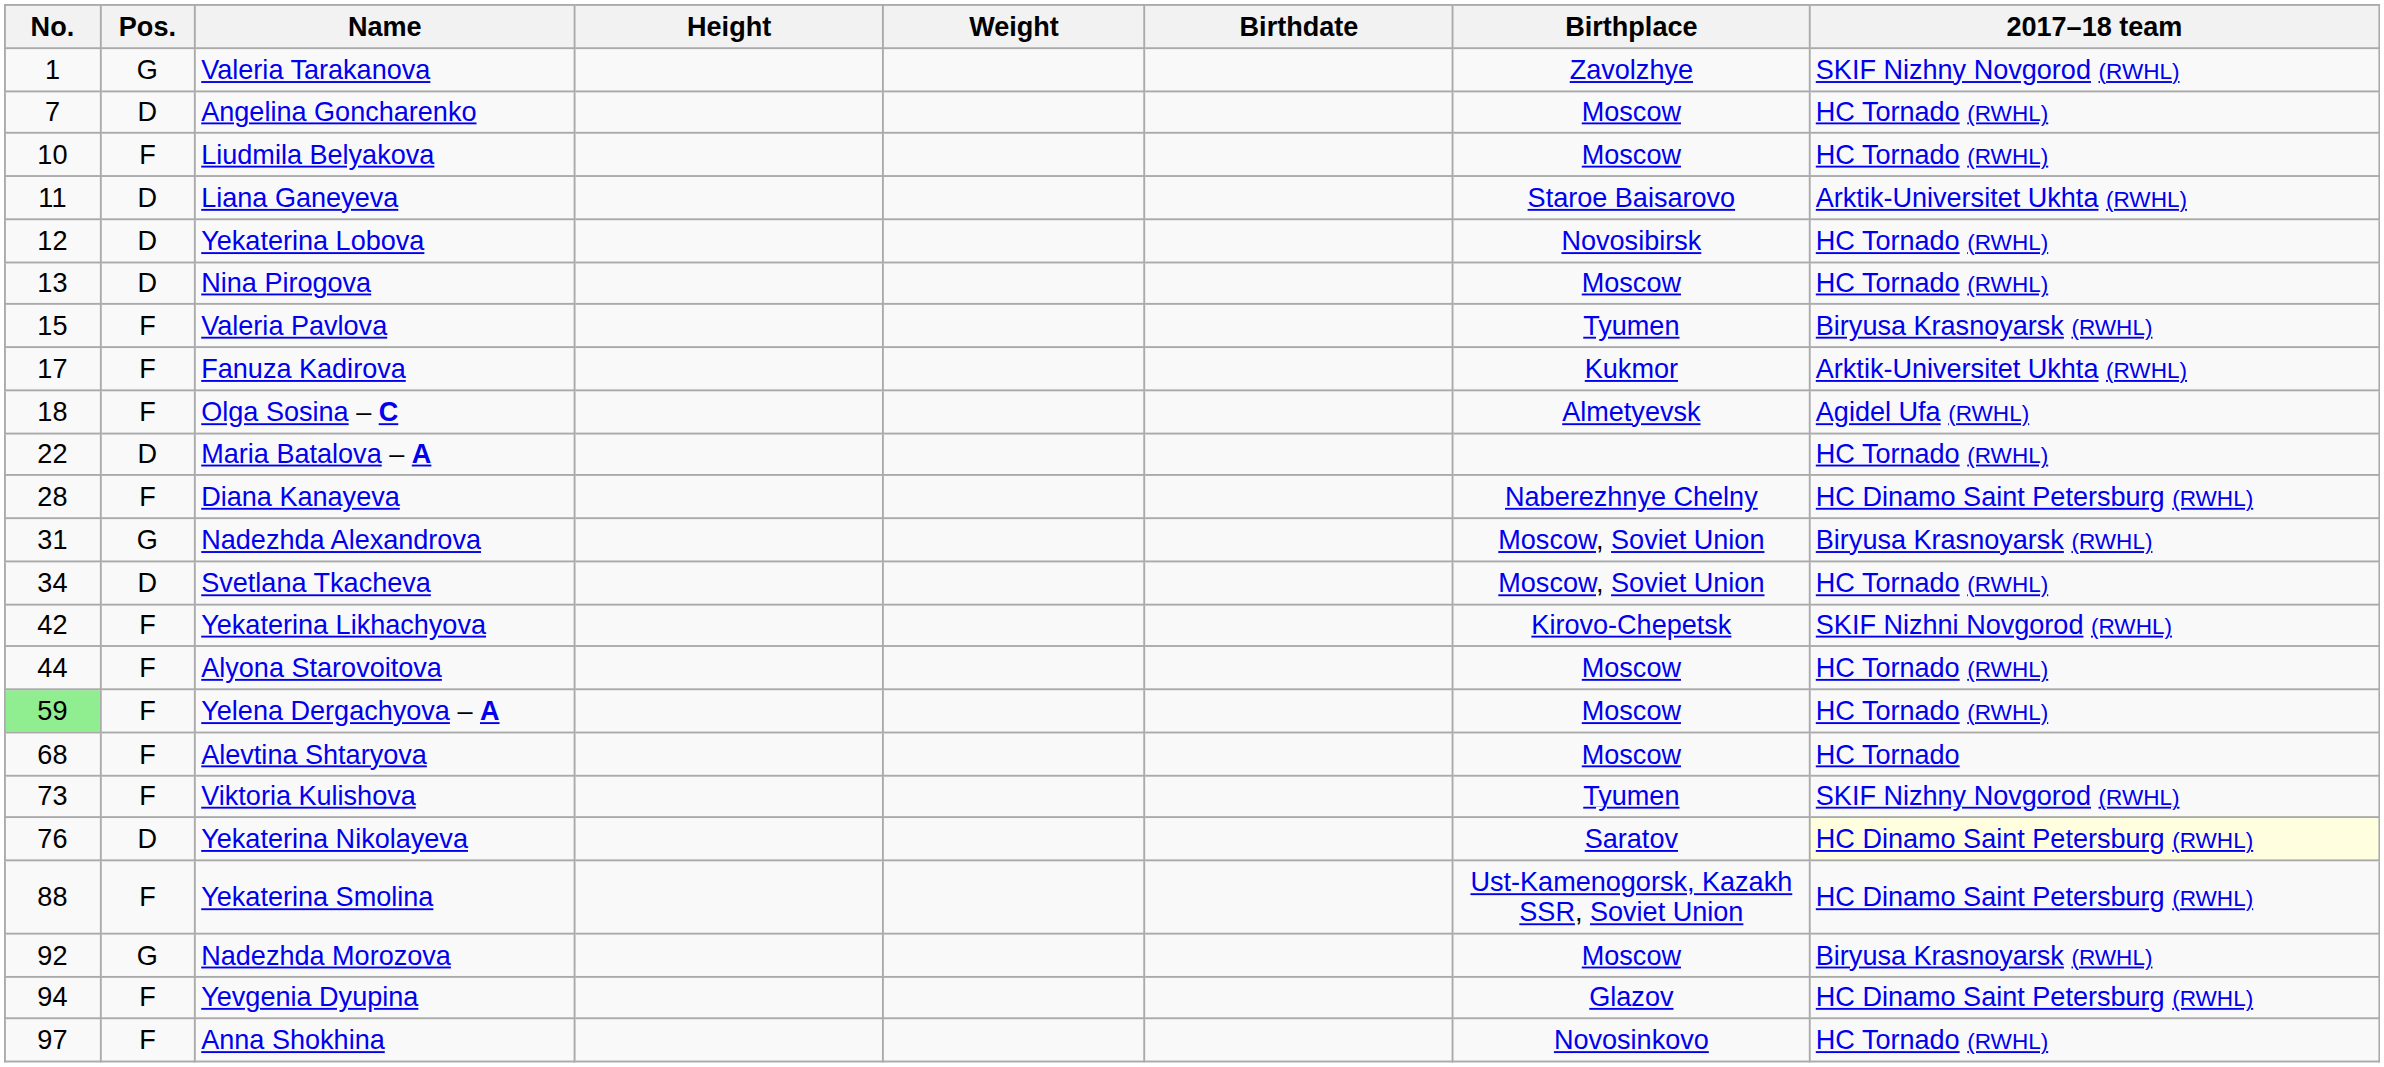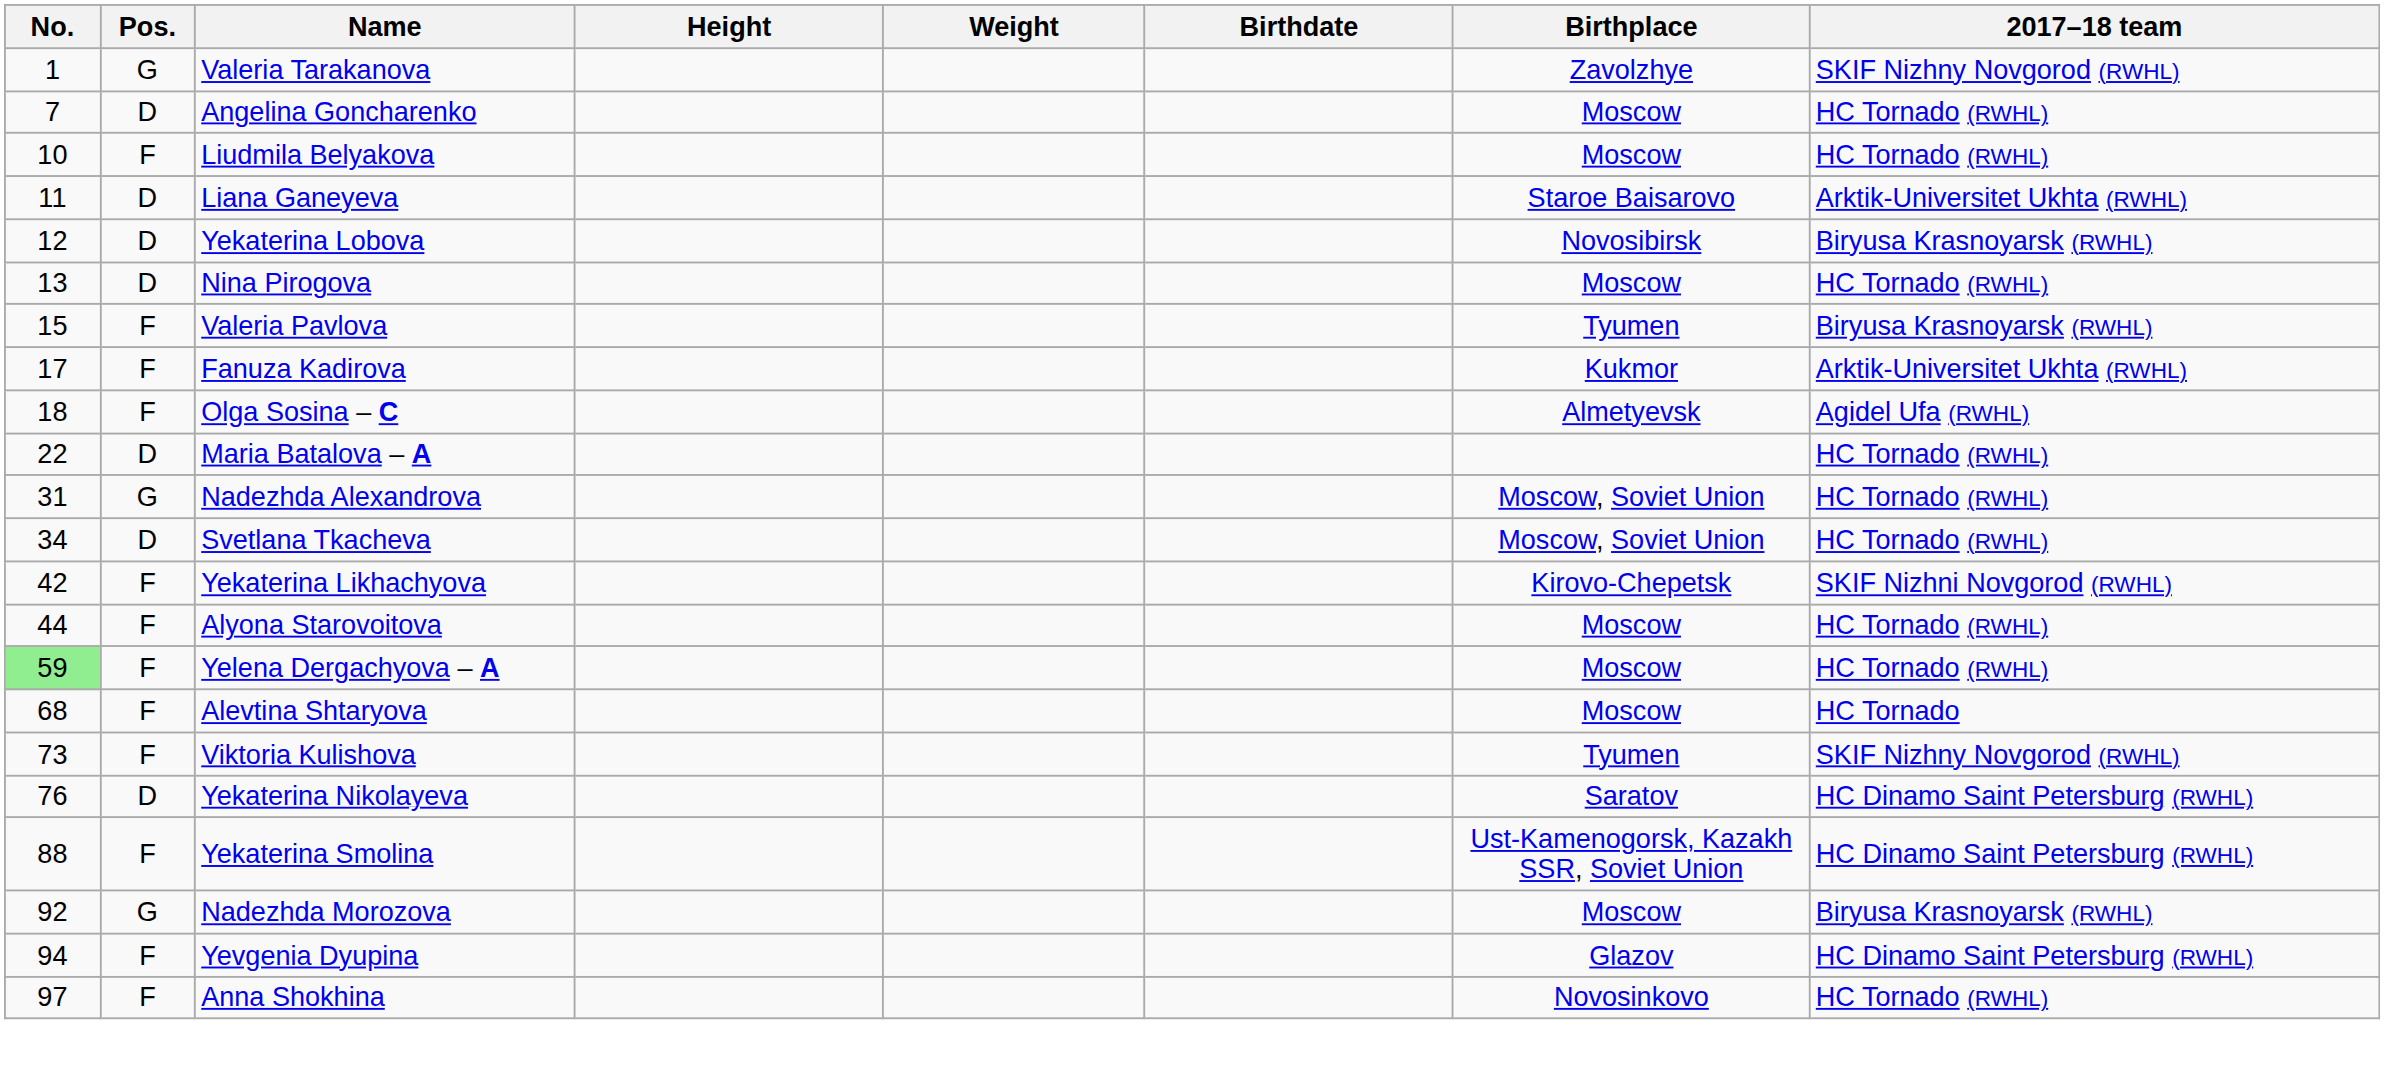(1932, 241) HC Tornado (RWHL) -> (1984, 241) Biryusa Krasnoyarsk (RWHL)
- row: (300, 497)
(1984, 540) Biryusa Krasnoyarsk (RWHL) -> (1932, 497) HC Tornado (RWHL)
(2035, 839) lightyellow background -> (2035, 797) no background
